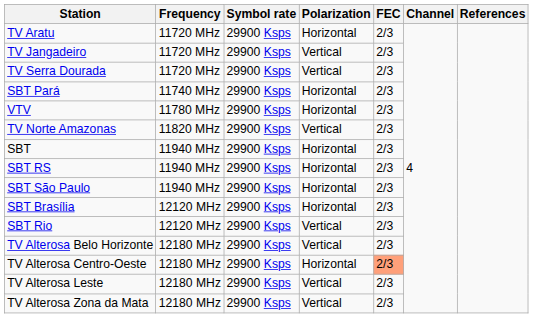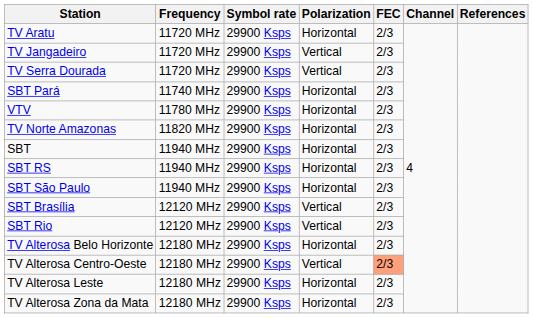(322, 129) Vertical -> (329, 129) Horizontal
(329, 206) Horizontal -> (322, 206) Vertical
(322, 245) Vertical -> (329, 245) Horizontal
(329, 264) Horizontal -> (322, 264) Vertical
(322, 284) Vertical -> (329, 284) Horizontal
(322, 303) Vertical -> (329, 303) Horizontal
